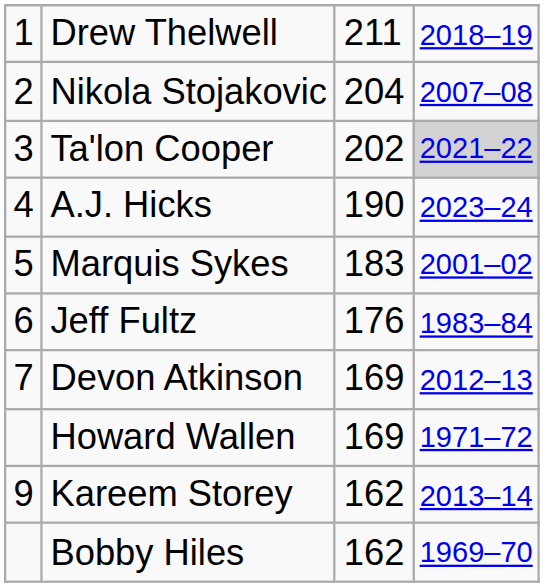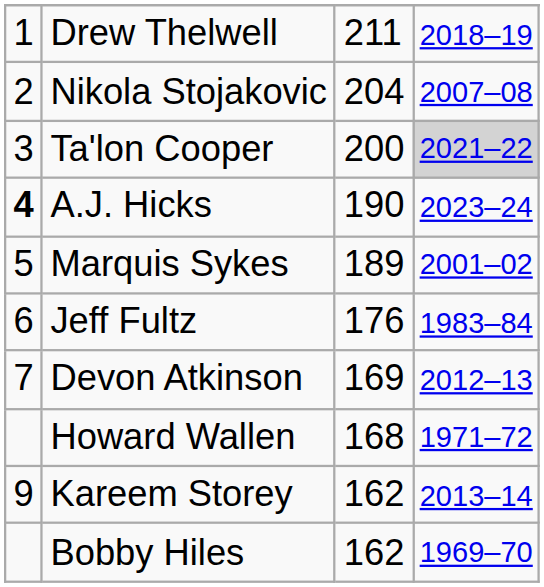(374, 148) 202 -> (374, 148) 200
(24, 206) normal -> (24, 206) bold
(374, 263) 183 -> (374, 263) 189
(374, 436) 169 -> (374, 436) 168
